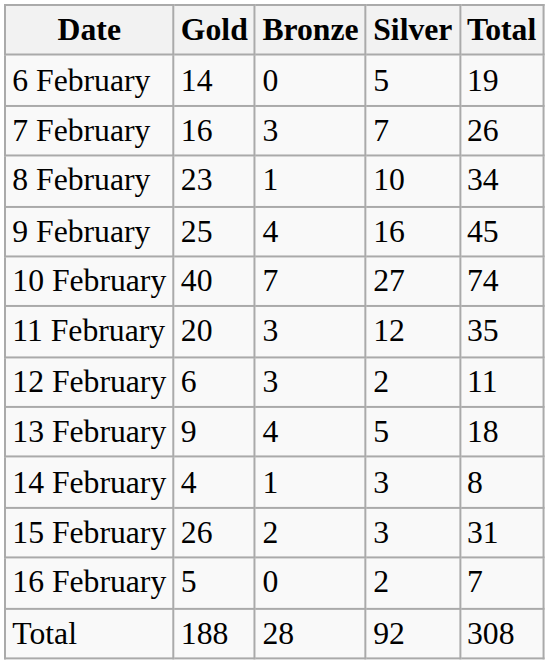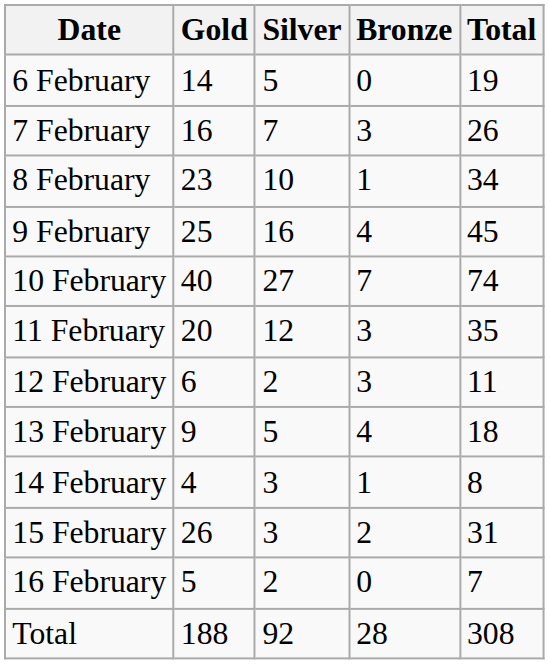columns swapped: (413, 29) <-> (310, 29)
